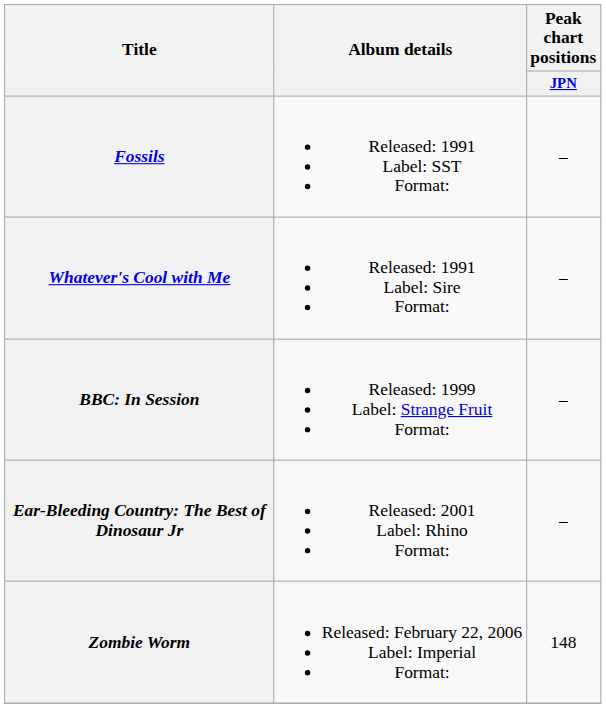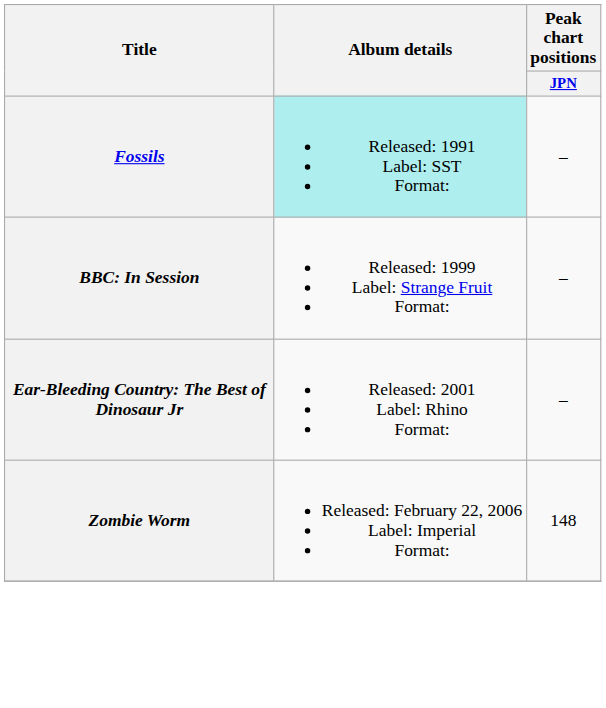(400, 166) no background -> (400, 166) paleturquoise background
- row: (139, 277)
